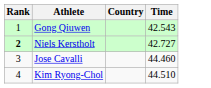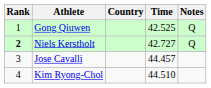+ column: (192, 12)
(162, 28) 42.543 -> (162, 28) 42.525
(162, 59) 44.460 -> (162, 59) 44.457
